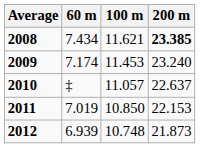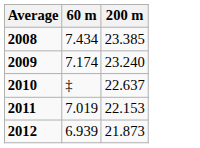- column: (125, 16)
(171, 39) bold -> (125, 39) normal
